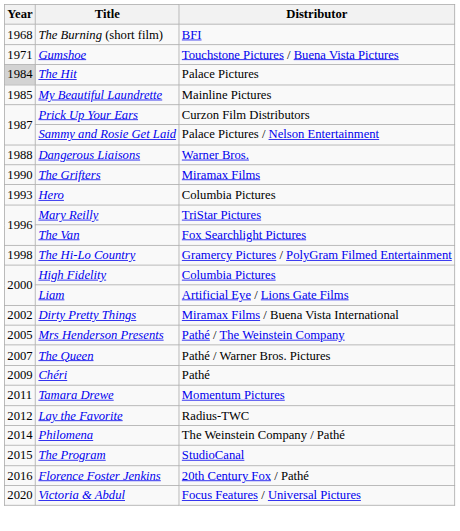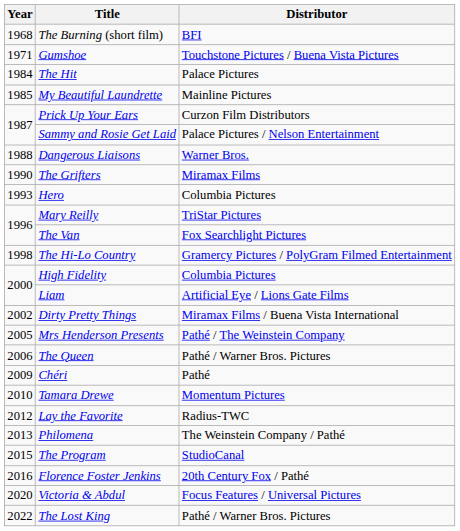(20, 74) lightgrey background -> (20, 74) no background
(20, 355) 2007 -> (20, 355) 2006
(20, 395) 2011 -> (20, 395) 2010
(20, 435) 2014 -> (20, 435) 2013
+ row: (74, 515)
